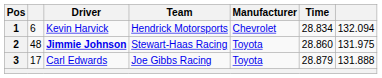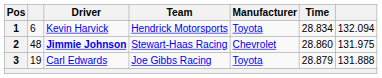(254, 29) Chevrolet -> (248, 29) Toyota
(248, 45) Toyota -> (254, 45) Chevrolet
(36, 61) 17 -> (36, 61) 19
